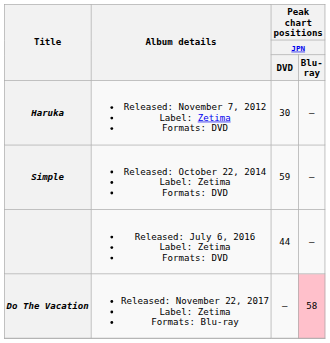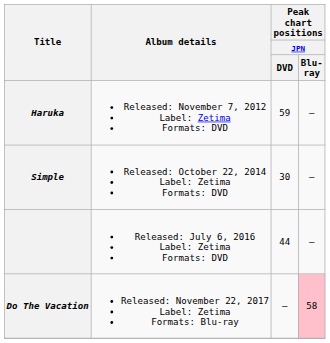(285, 113) 30 -> (285, 113) 59
(285, 177) 59 -> (285, 177) 30
